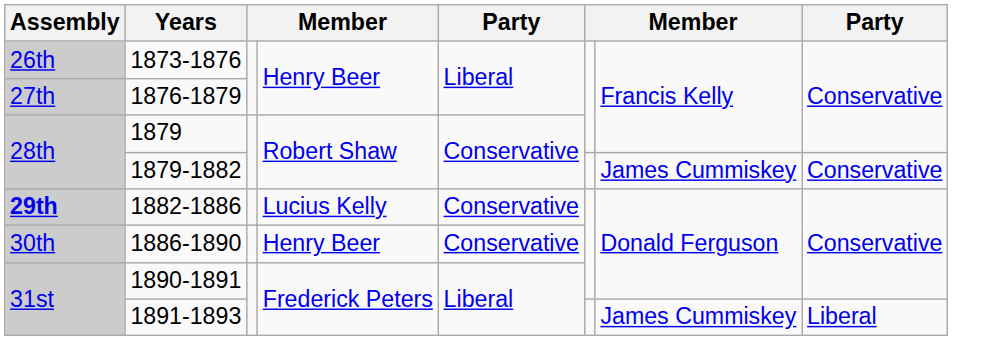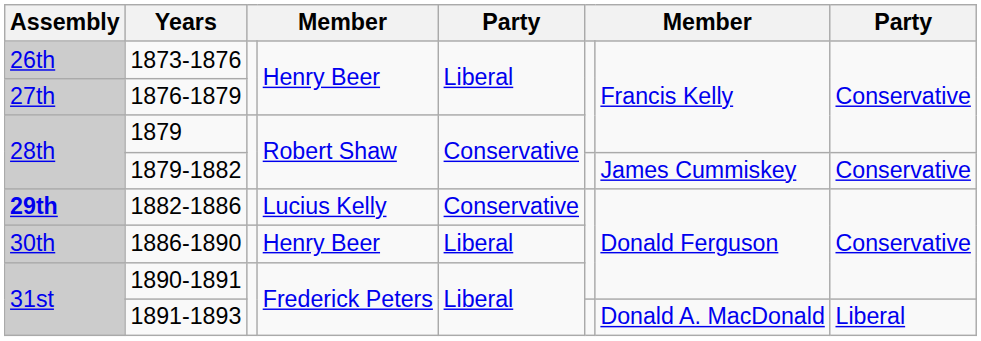(511, 243) Conservative -> (478, 243) Liberal
(698, 317) James Cummiskey -> (713, 317) Donald A. MacDonald
